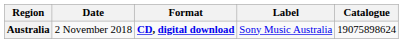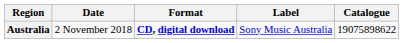(367, 30) 19075898624 -> (367, 30) 19075898622
